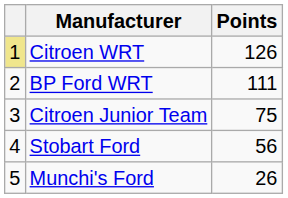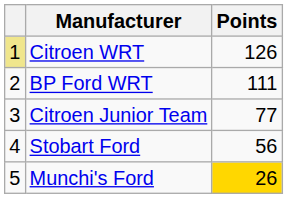(266, 115) 75 -> (266, 115) 77
(266, 178) no background -> (266, 178) gold background
